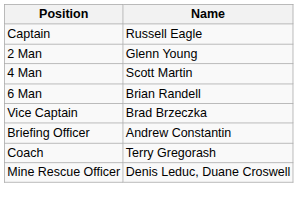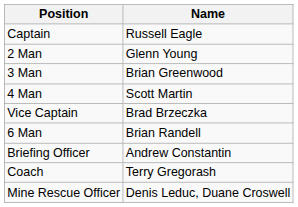+ row: (25, 73)
rows swapped: (43, 113) <-> (25, 93)
